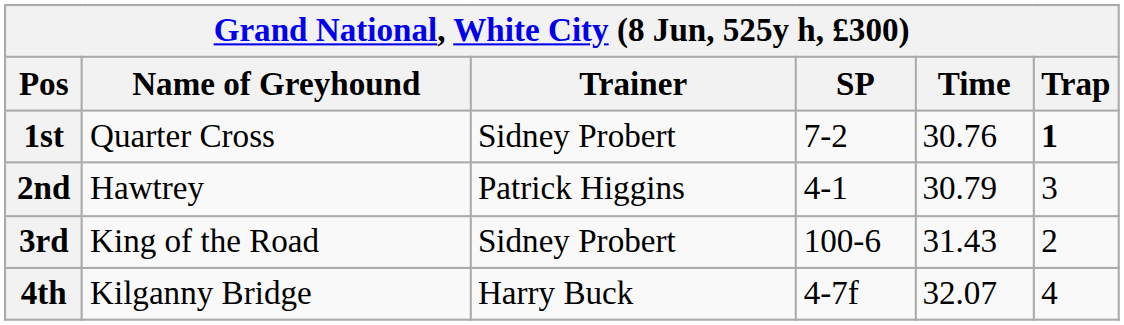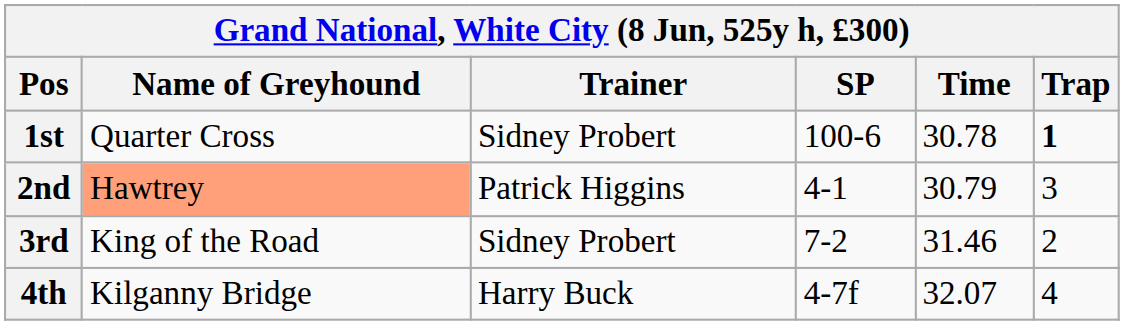(826, 135) 7-2 -> (842, 135) 100-6
(960, 135) 30.76 -> (960, 135) 30.78
(147, 188) no background -> (147, 188) lightsalmon background
(842, 240) 100-6 -> (826, 240) 7-2
(960, 240) 31.43 -> (960, 240) 31.46
